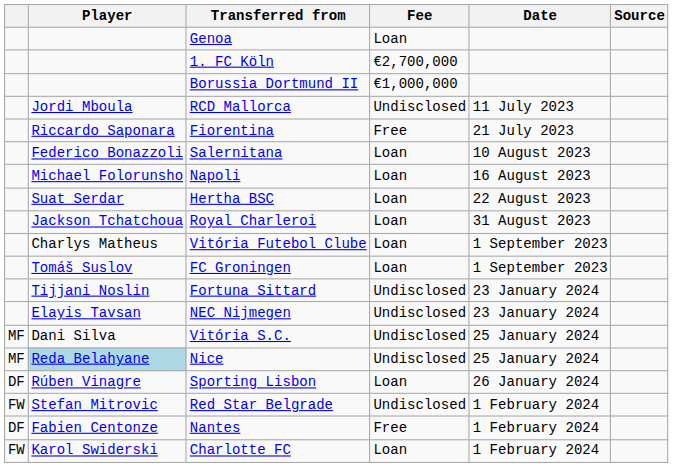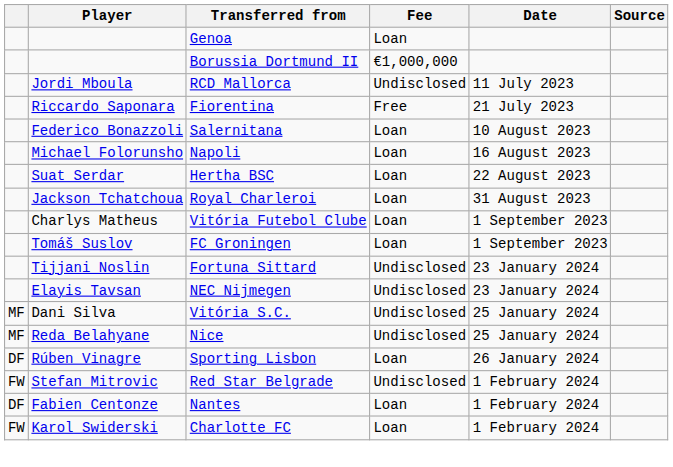- row: (232, 62)
(90, 359) lightblue background -> (90, 336) no background
(390, 428) Free -> (390, 405) Loan
